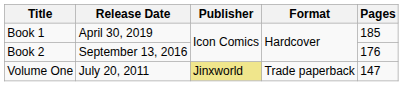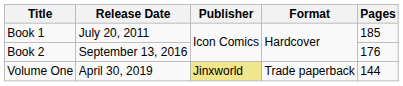(116, 33) April 30, 2019 -> (114, 33) July 20, 2011
(114, 71) July 20, 2011 -> (116, 71) April 30, 2019
(370, 71) 147 -> (370, 71) 144
